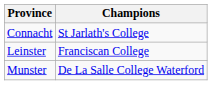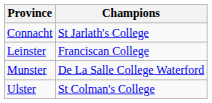+ row: (22, 88)
